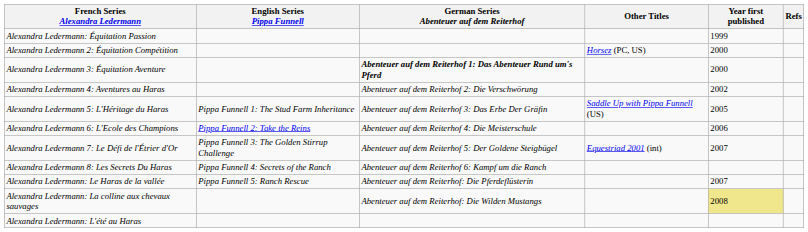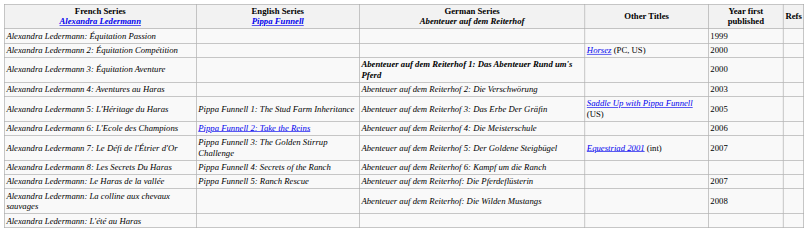(719, 89) 2002 -> (719, 89) 2003
(719, 200) khaki background -> (719, 200) no background
